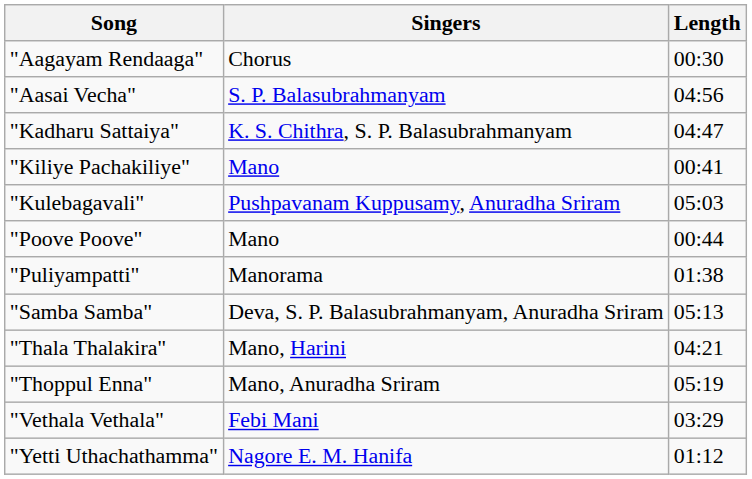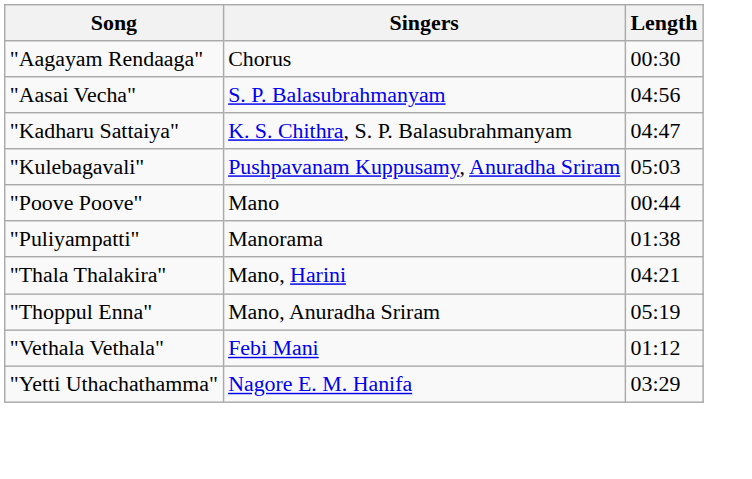- row: (100, 167)
- row: (81, 311)
(699, 419) 03:29 -> (655, 347) 01:12
(699, 455) 01:12 -> (655, 383) 03:29
